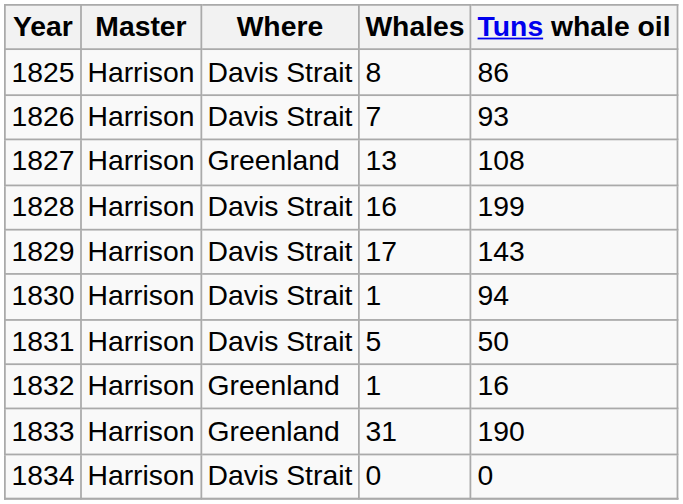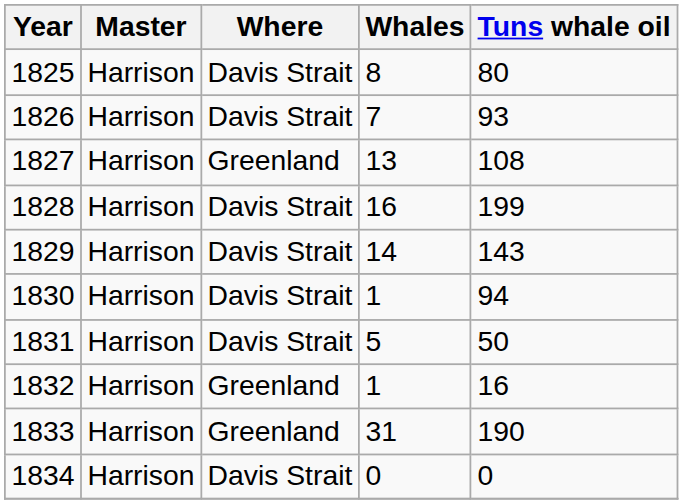(493, 71) 86 -> (493, 71) 80
(381, 251) 17 -> (381, 251) 14
